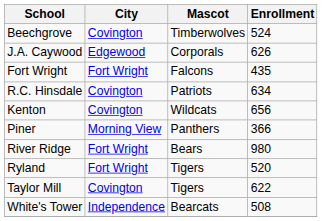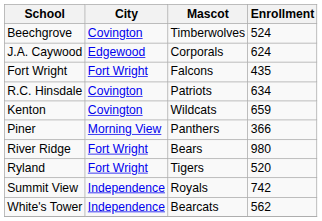(261, 52) 626 -> (261, 52) 624
(261, 110) 656 -> (261, 110) 659
+ row: (43, 187)
- row: (34, 187)
(261, 206) 508 -> (261, 206) 562
